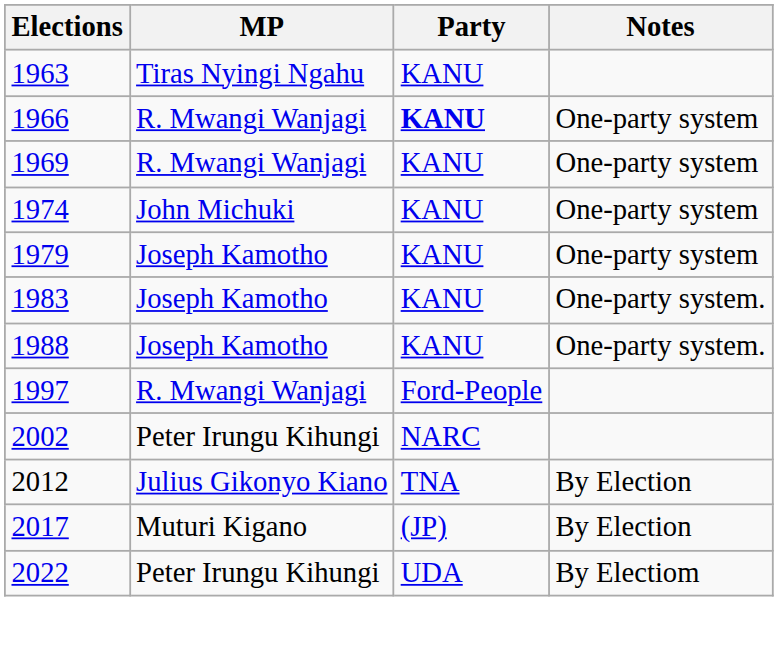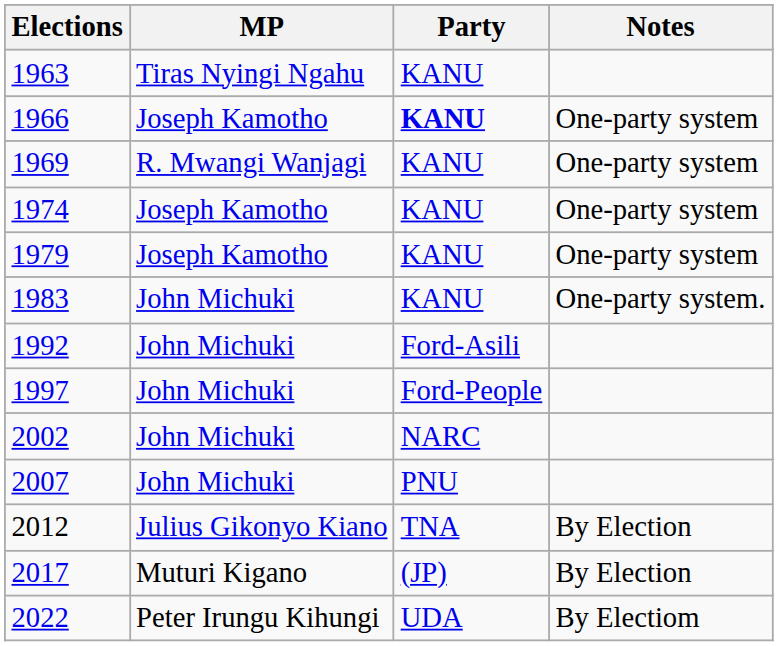(251, 118) R. Mwangi Wanjagi -> (232, 118) Joseph Kamotho
(215, 208) John Michuki -> (232, 208) Joseph Kamotho
(232, 299) Joseph Kamotho -> (215, 299) John Michuki
- row: (40, 345)
+ row: (40, 345)
(251, 390) R. Mwangi Wanjagi -> (215, 390) John Michuki
(258, 436) Peter Irungu Kihungi -> (215, 436) John Michuki
+ row: (40, 481)
